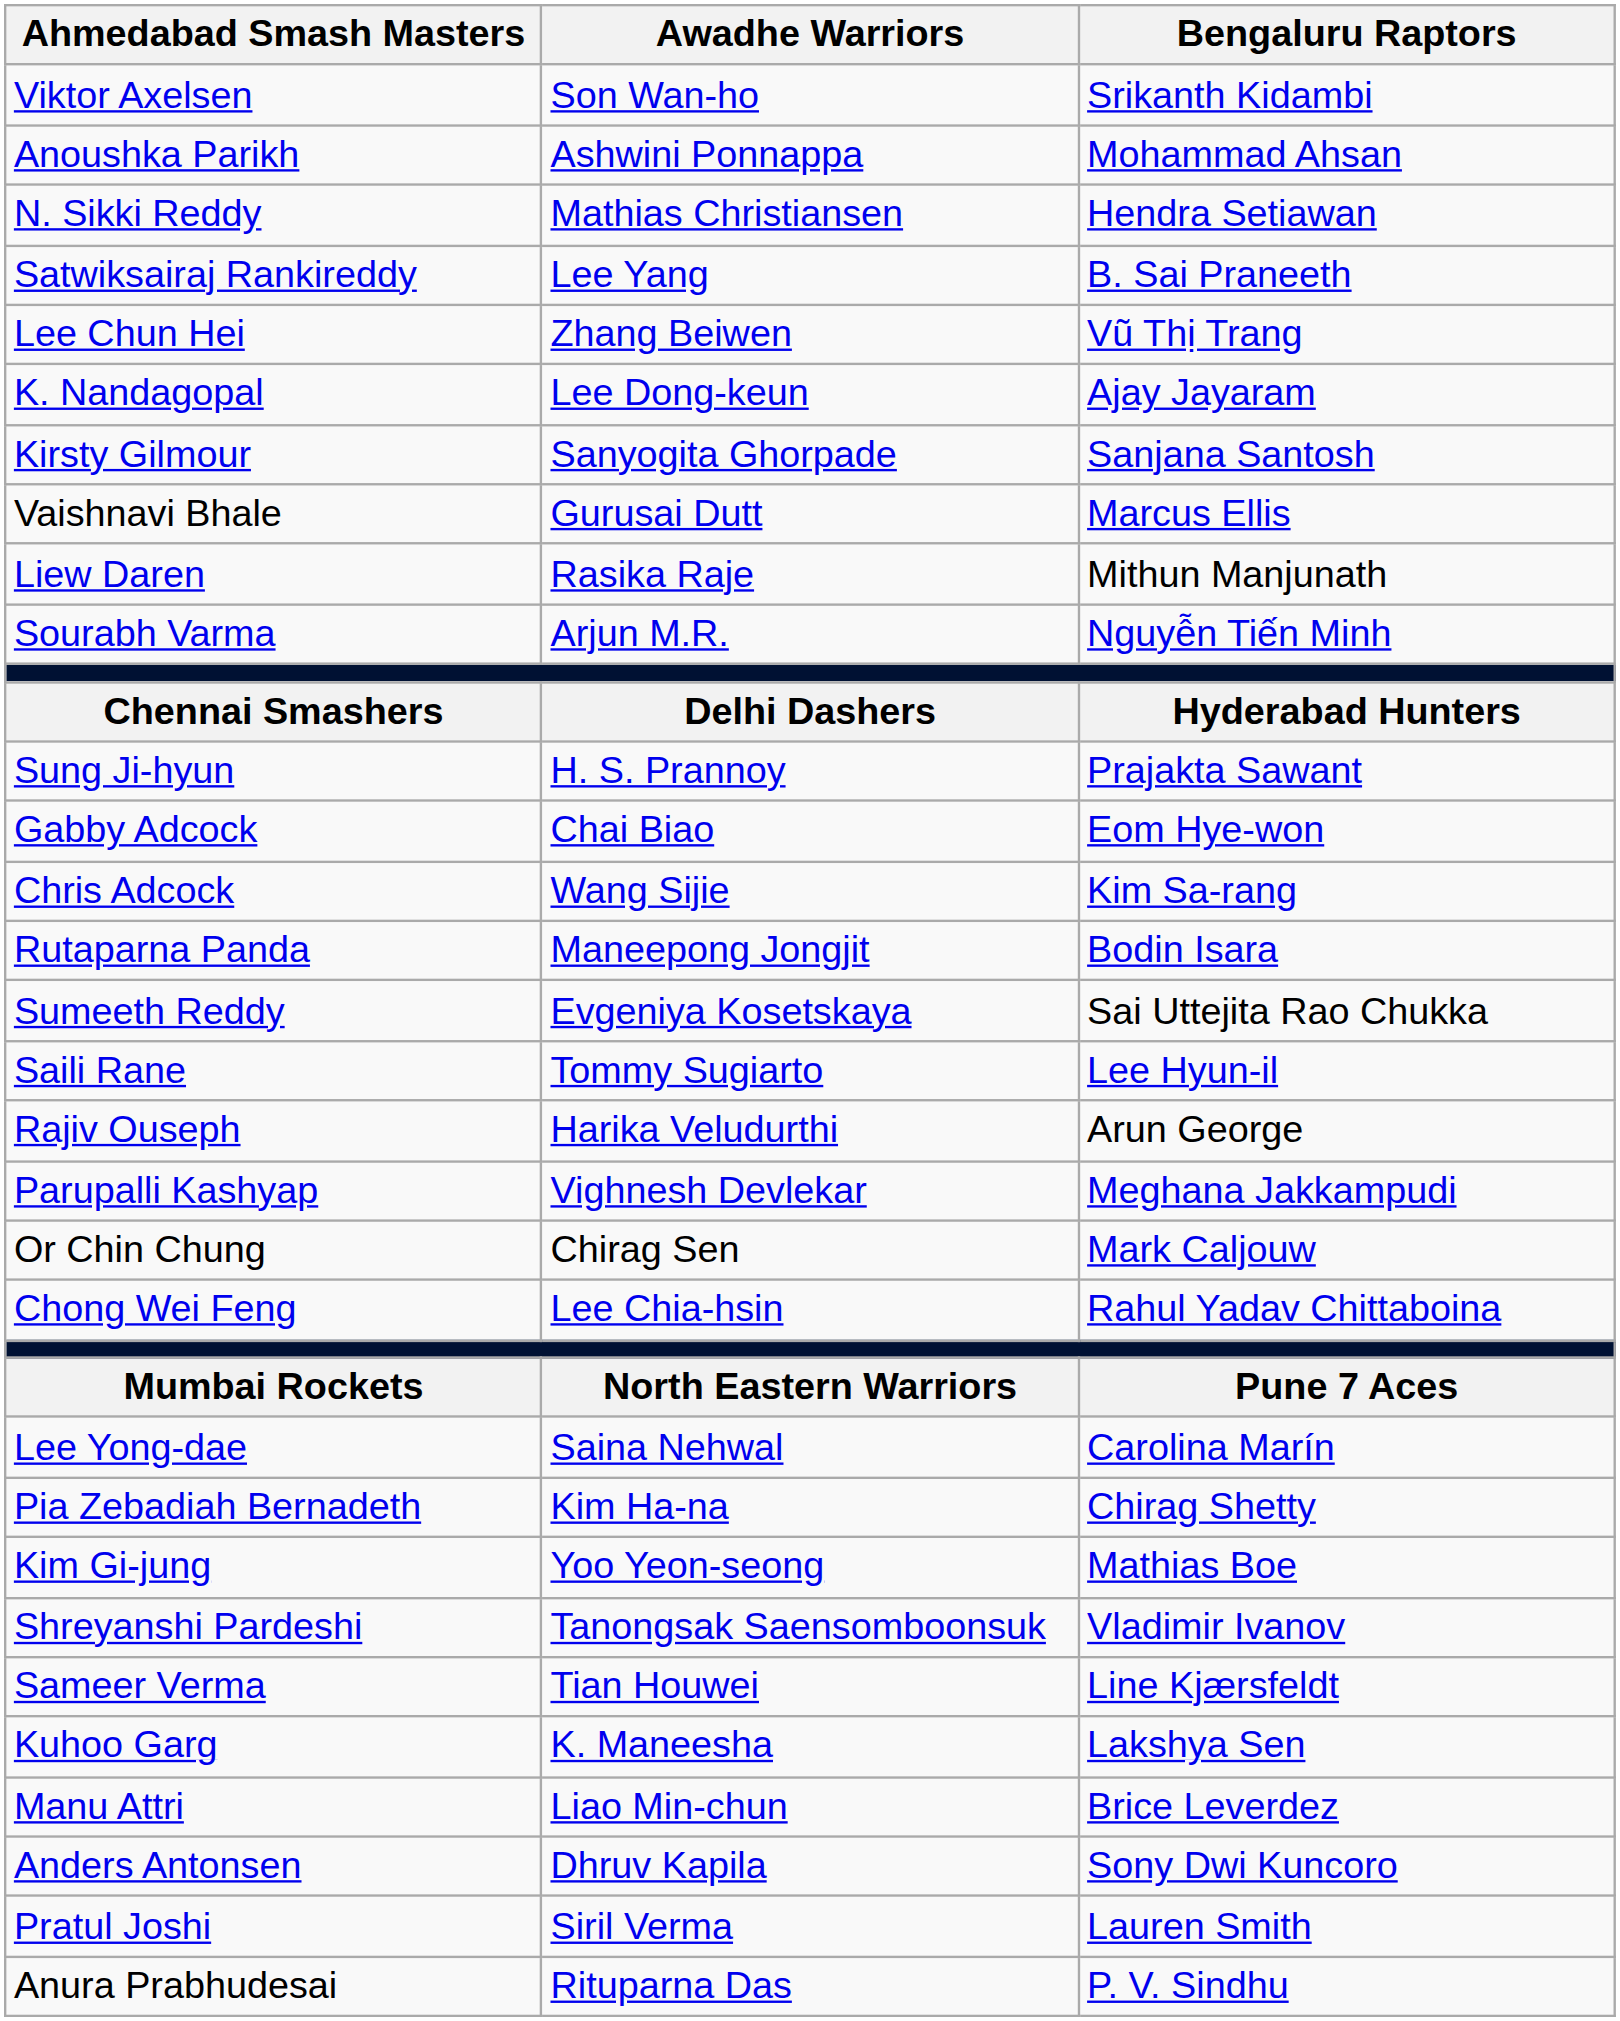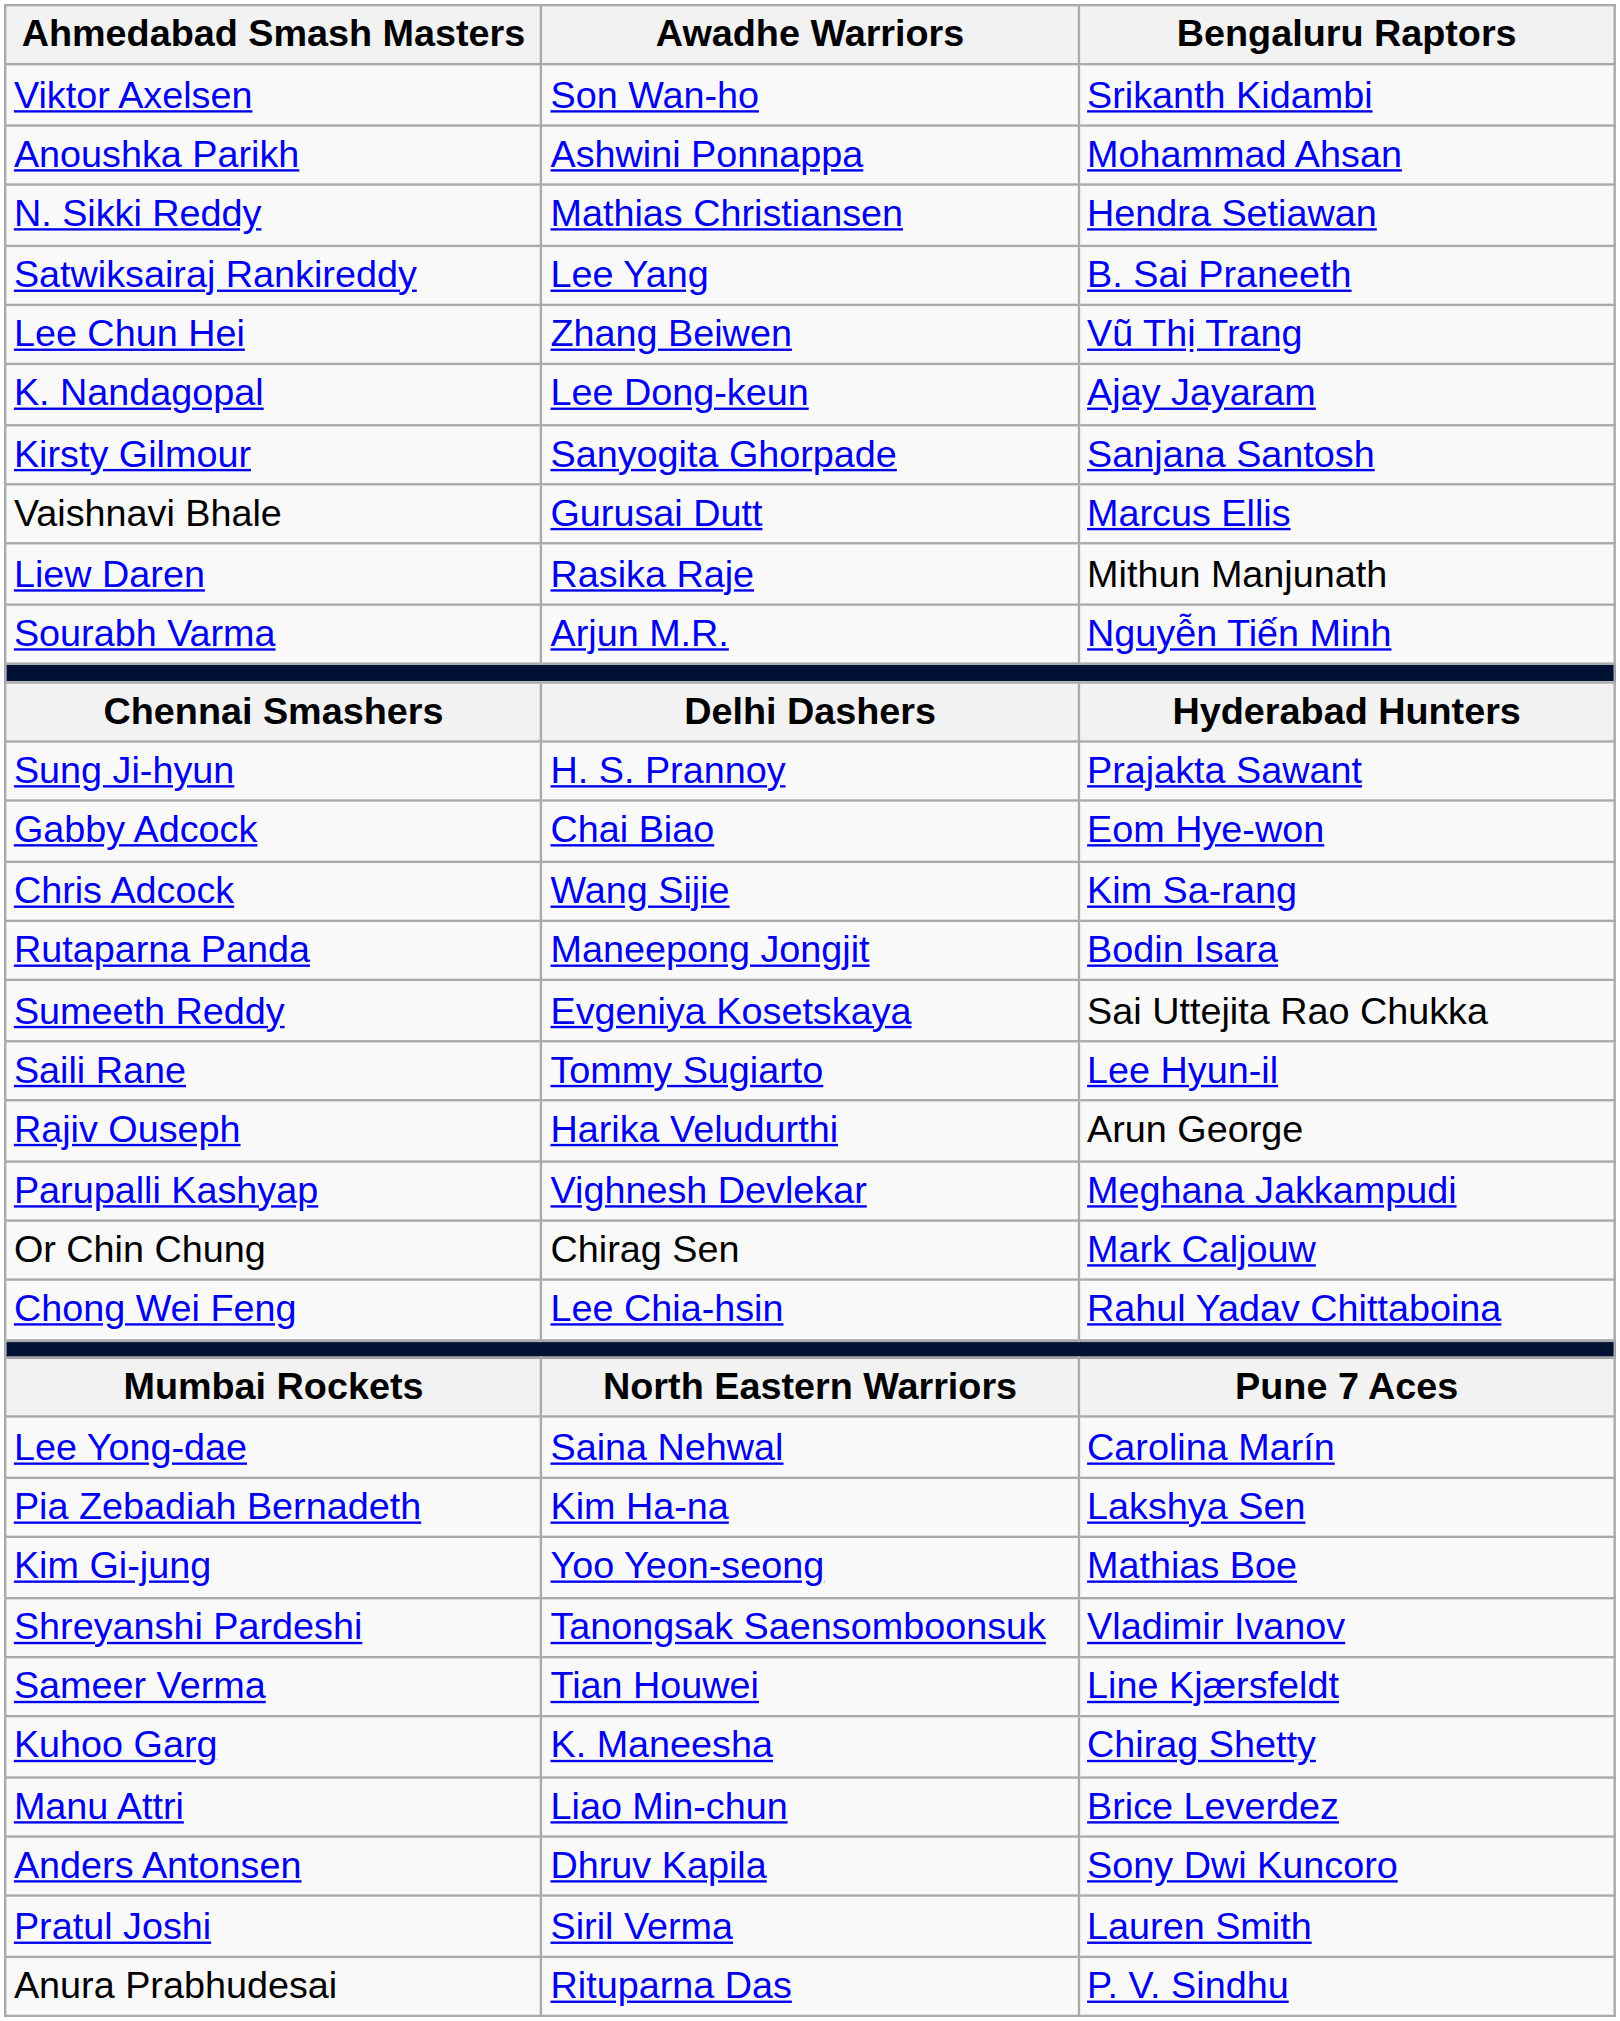(1201, 1506) Chirag Shetty -> (1196, 1506) Lakshya Sen
(1196, 1746) Lakshya Sen -> (1201, 1746) Chirag Shetty
